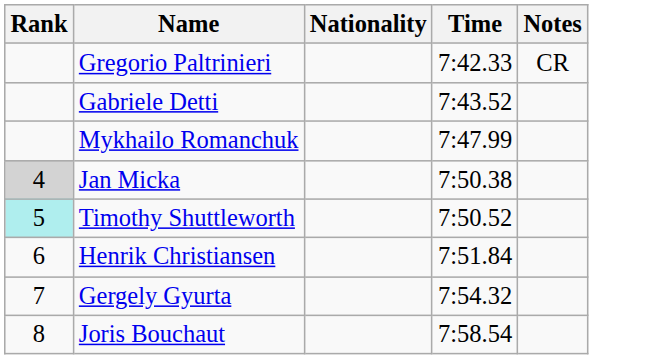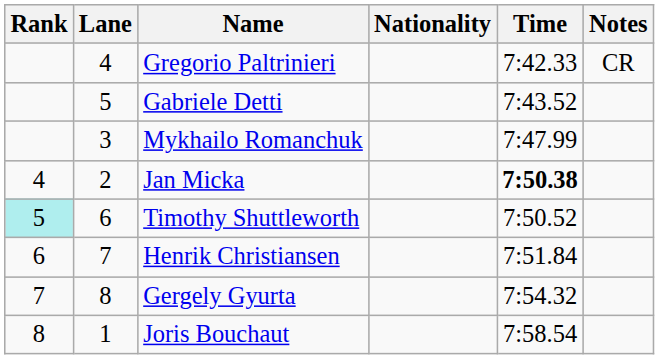+ column: (105, 23)
(39, 179) lightgrey background -> (39, 179) no background
(475, 179) normal -> (540, 179) bold
